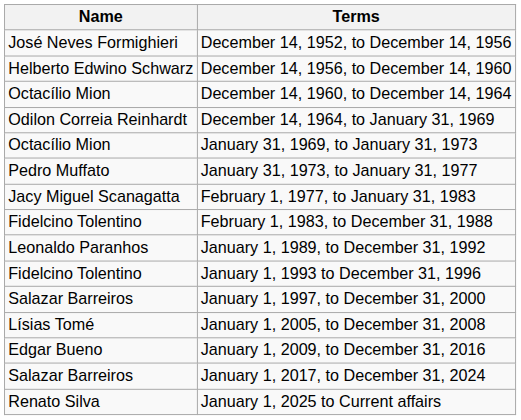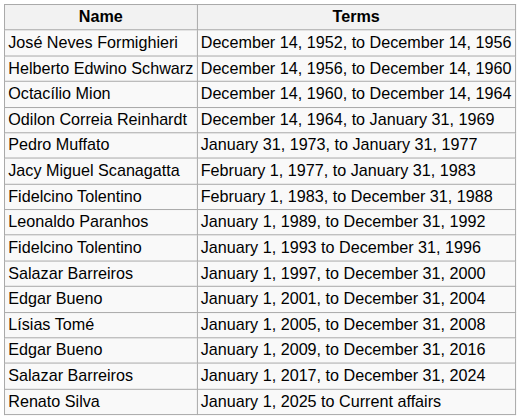- row: (339, 145)
+ row: (343, 299)
